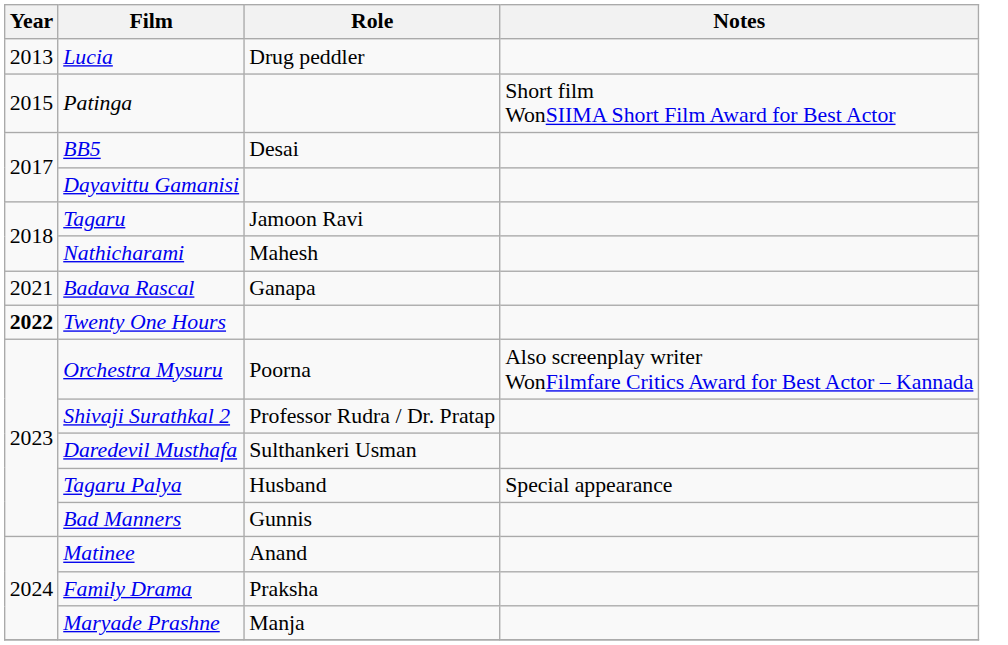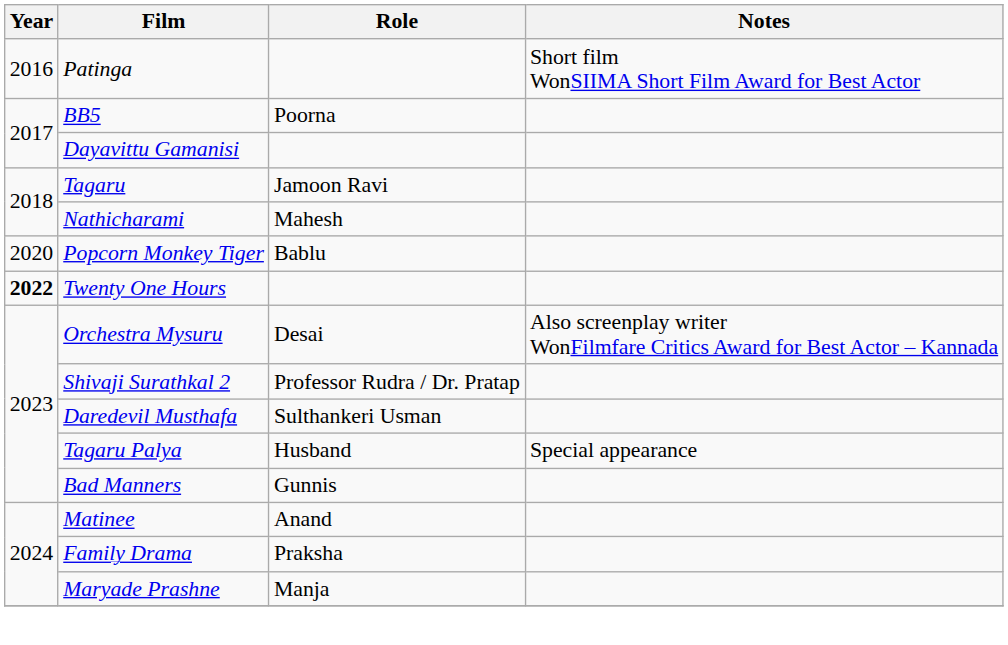- row: (88, 56)
(31, 103) 2015 -> (31, 68) 2016
(274, 149) Desai -> (305, 115) Poorna
+ row: (164, 253)
- row: (129, 287)
(280, 369) Poorna -> (299, 334) Desai
